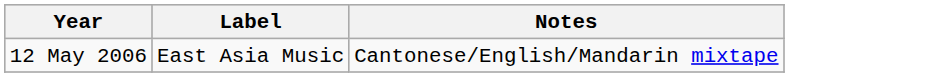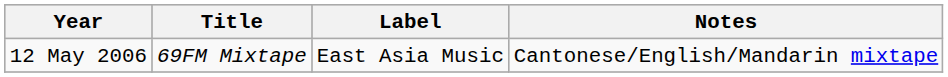+ column: (232, 22)
